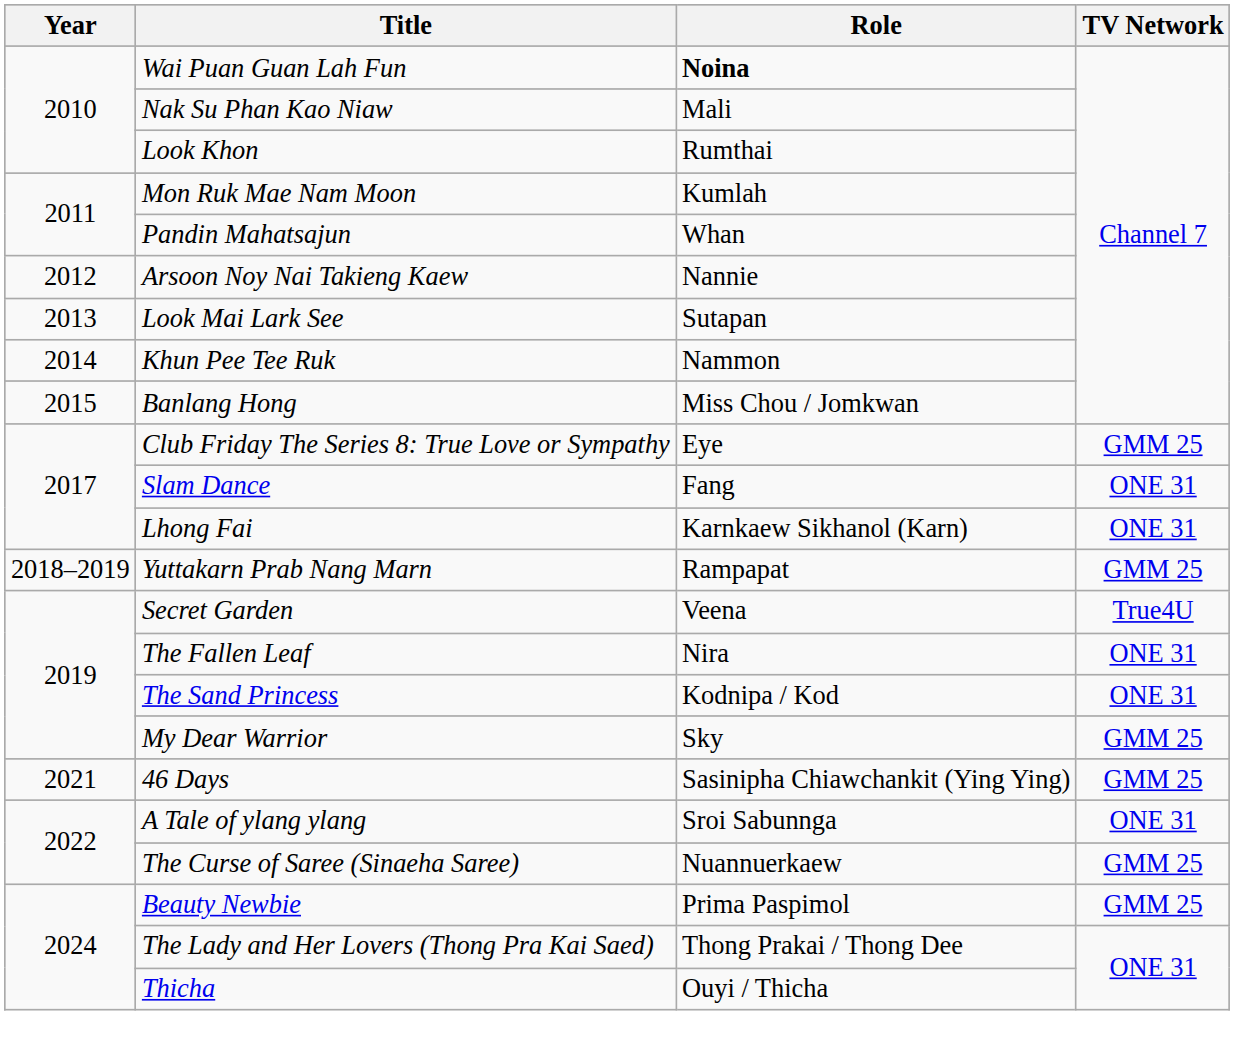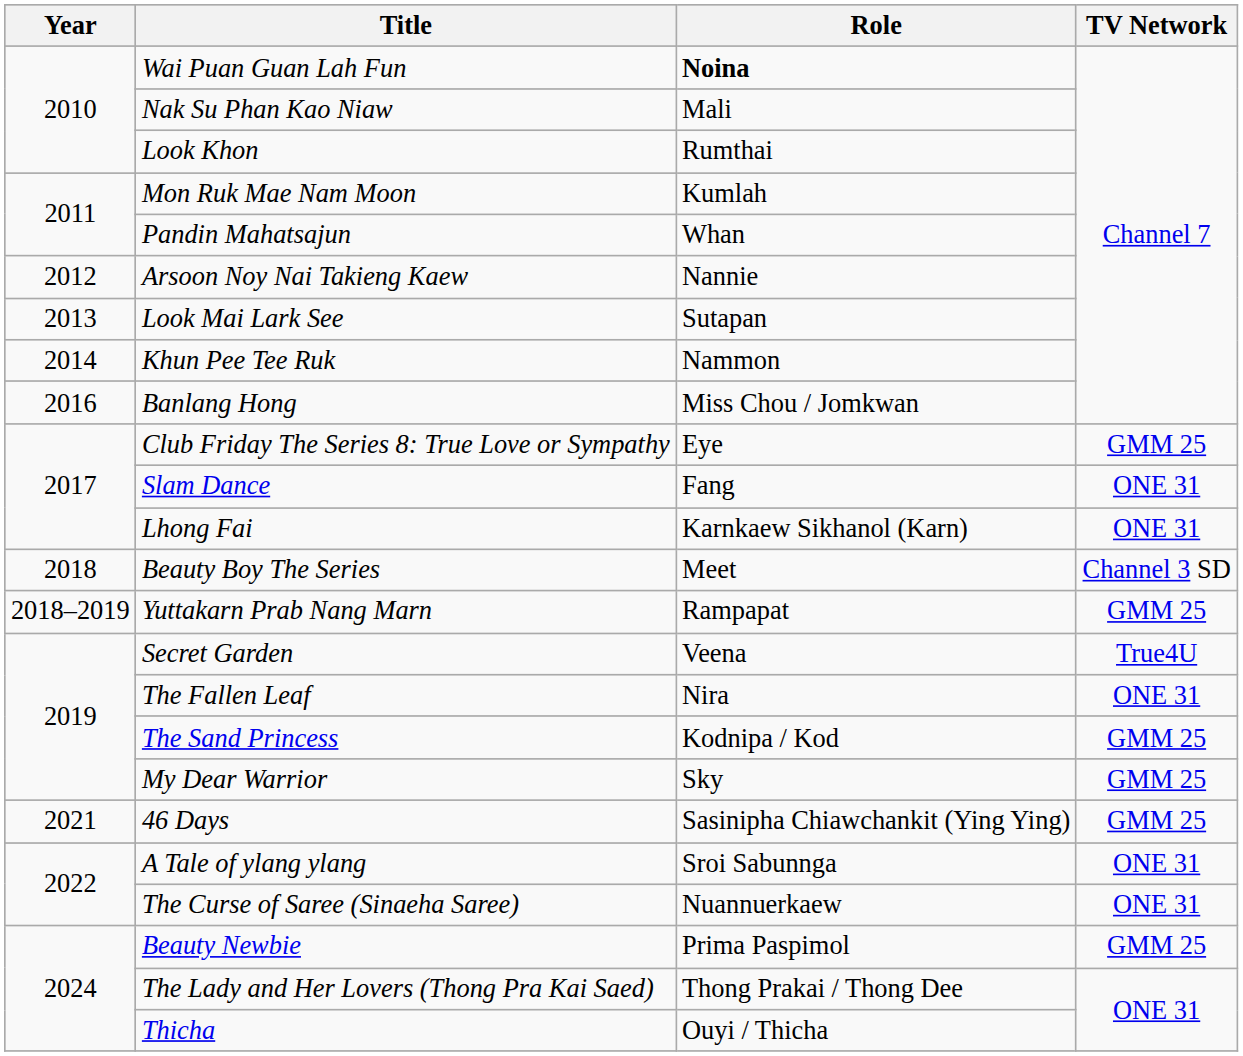(70, 402) 2015 -> (70, 402) 2016
+ row: (261, 569)
(1153, 695) ONE 31 -> (1157, 737) GMM 25
(1153, 862) GMM 25 -> (1157, 904) ONE 31
